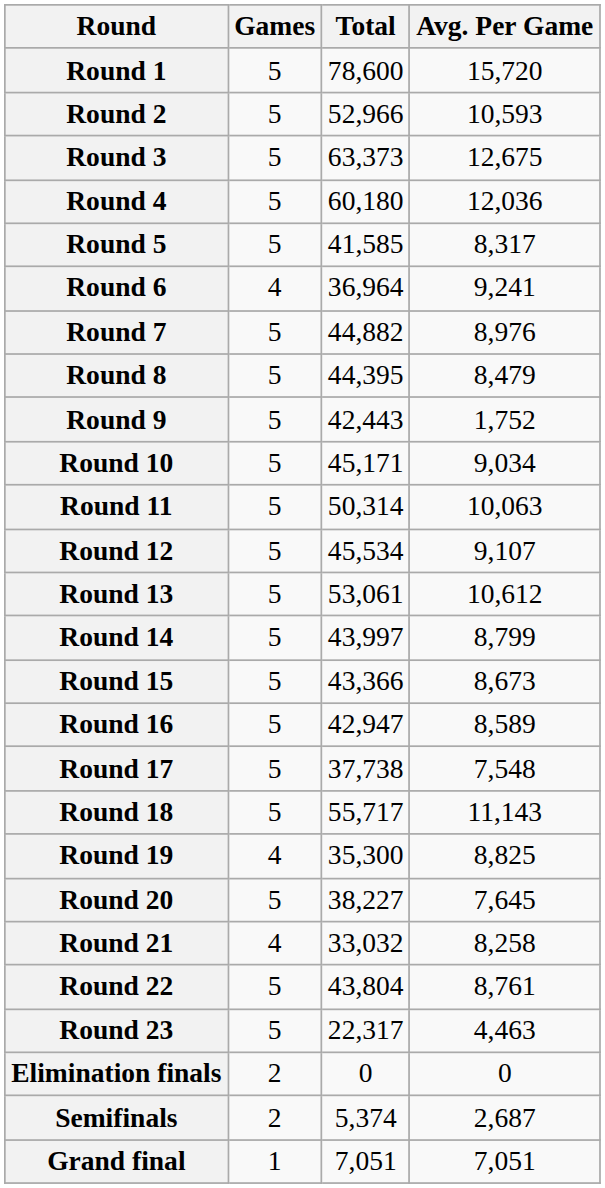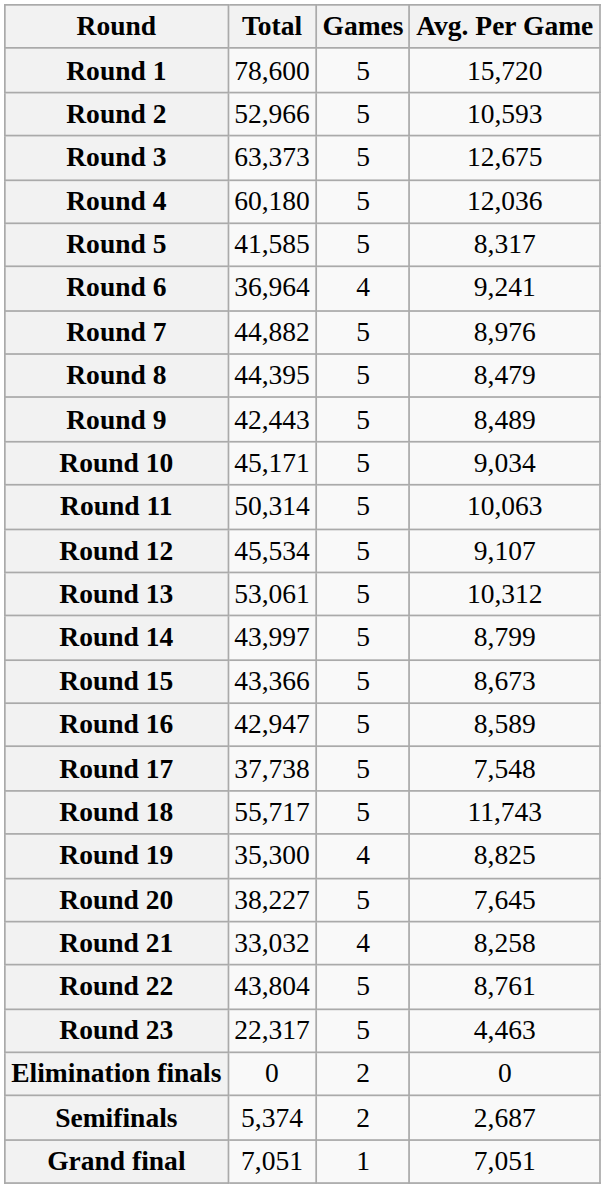columns swapped: (366, 26) <-> (275, 26)
(505, 419) 1,752 -> (505, 419) 8,489
(505, 593) 10,612 -> (505, 593) 10,312
(505, 811) 11,143 -> (505, 811) 11,743
